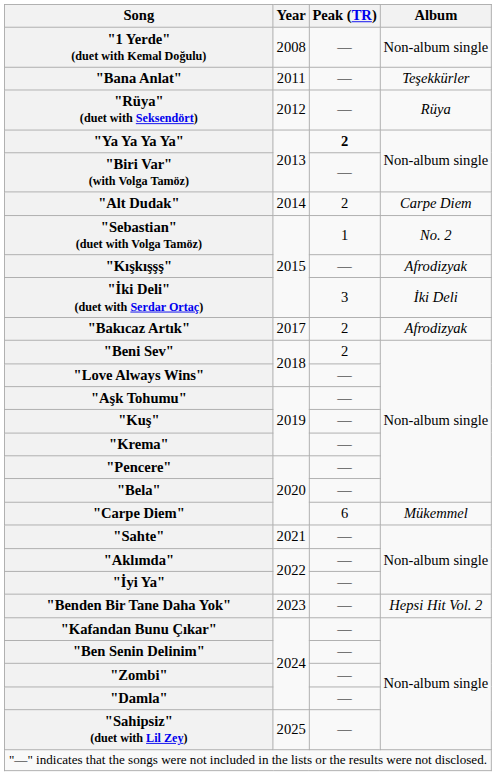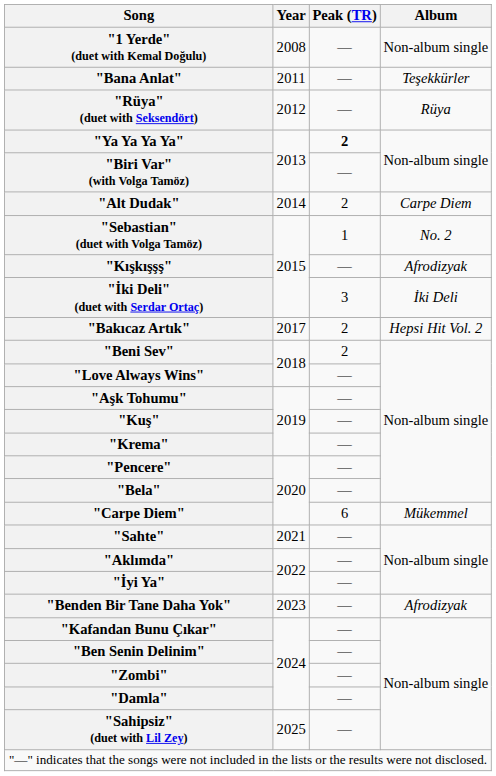(436, 328) Afrodizyak -> (436, 328) Hepsi Hit Vol. 2
(436, 605) Hepsi Hit Vol. 2 -> (436, 605) Afrodizyak
